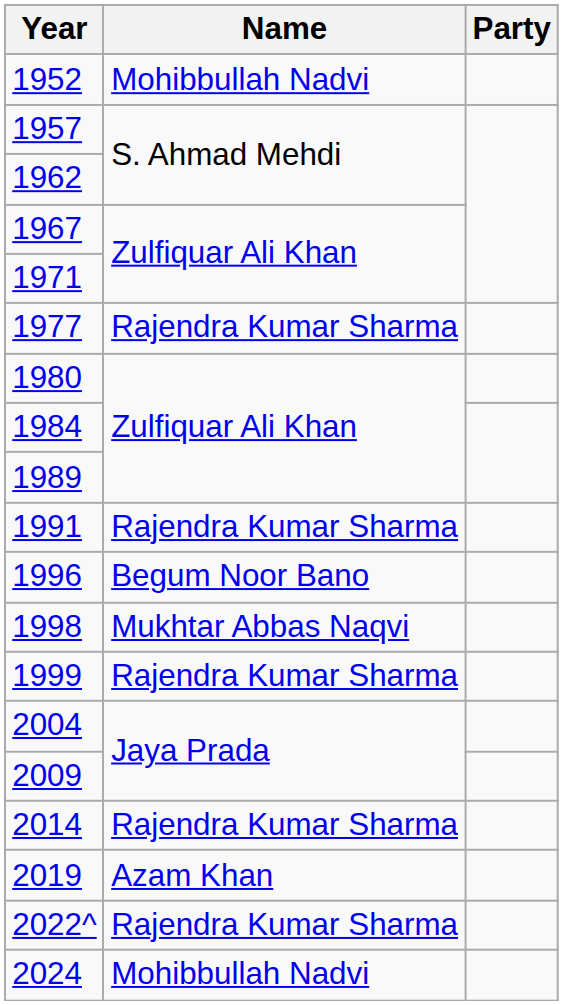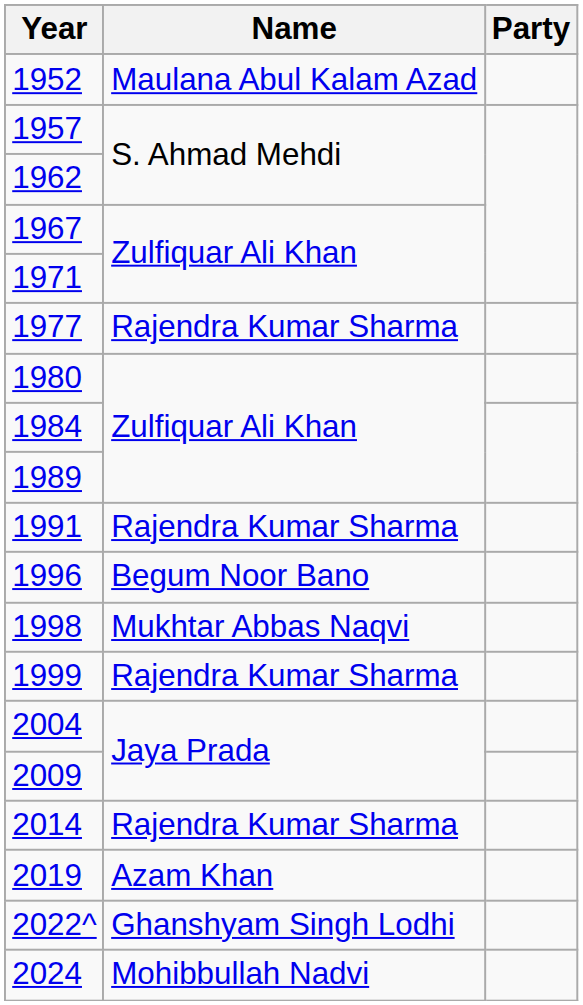(240, 79) Mohibbullah Nadvi -> (294, 79) Maulana Abul Kalam Azad
(285, 924) Rajendra Kumar Sharma -> (283, 924) Ghanshyam Singh Lodhi
